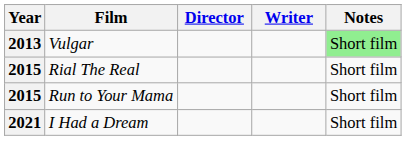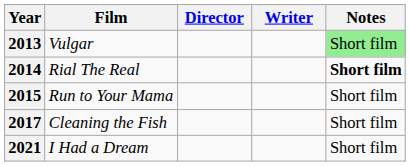(25, 69) 2015 -> (25, 69) 2014
(364, 69) normal -> (366, 69) bold
+ row: (108, 122)
